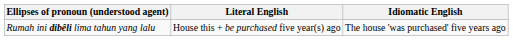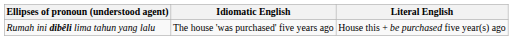columns swapped: (257, 12) <-> (425, 12)
